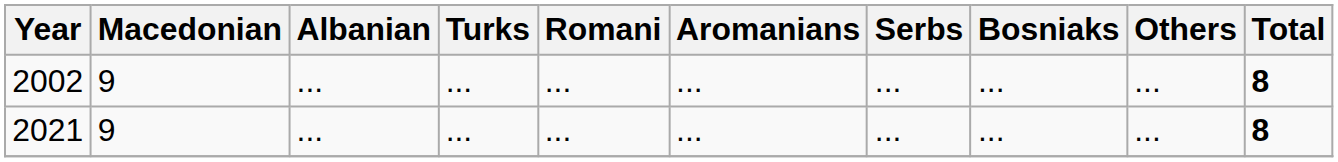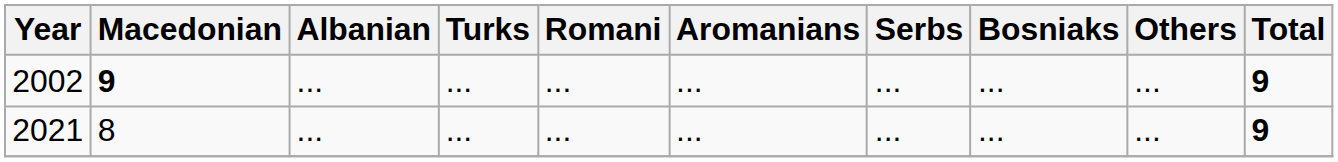(107, 80) normal -> (107, 80) bold
(1260, 80) 8 -> (1260, 80) 9
(107, 130) 9 -> (107, 130) 8
(1260, 130) 8 -> (1260, 130) 9
